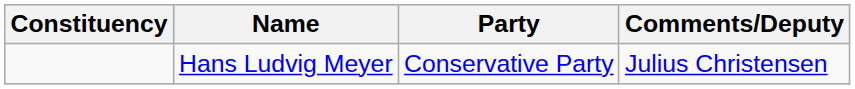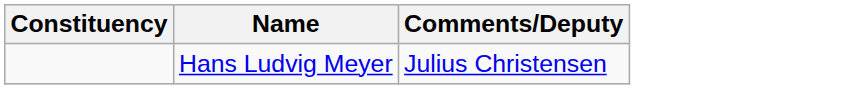- column: (509, 24)
